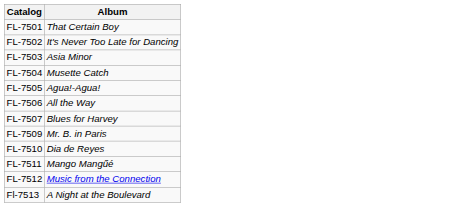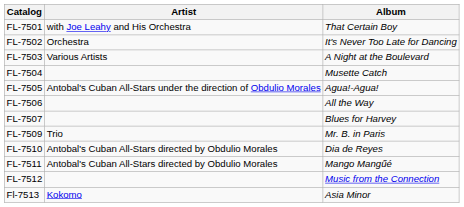+ column: (184, 12)
(69, 57) Asia Minor -> (377, 57) A Night at the Boulevard
(99, 194) A Night at the Boulevard -> (348, 194) Asia Minor
